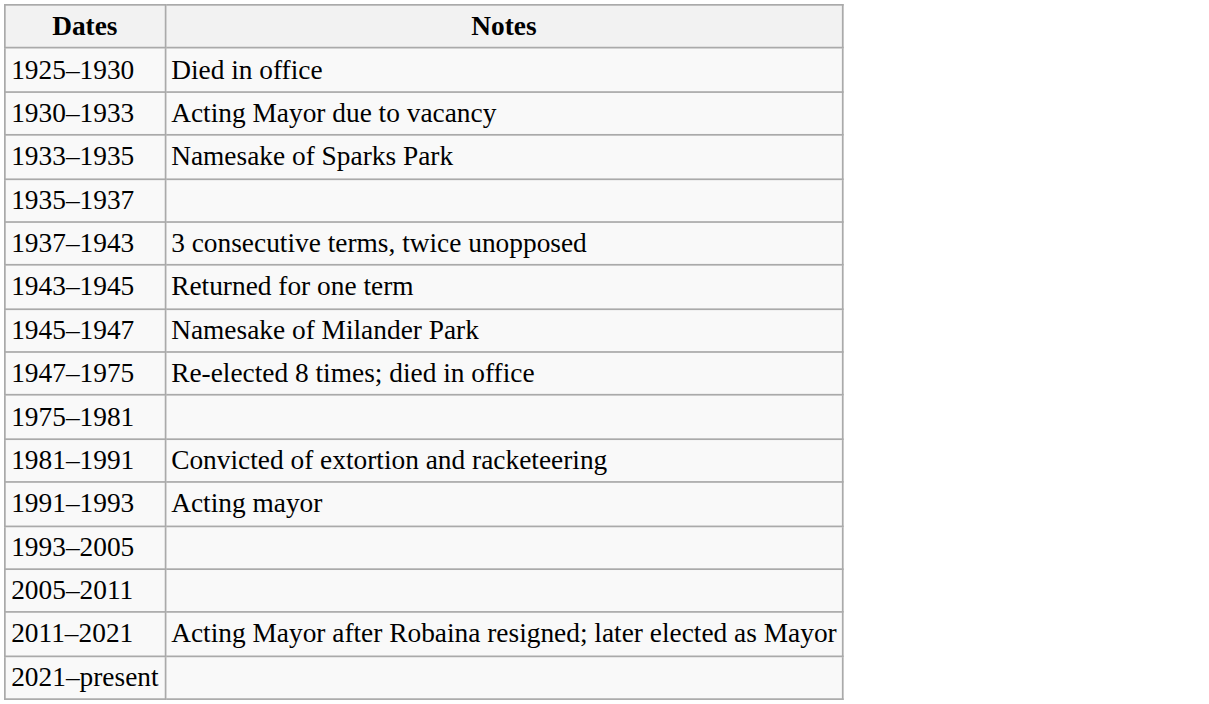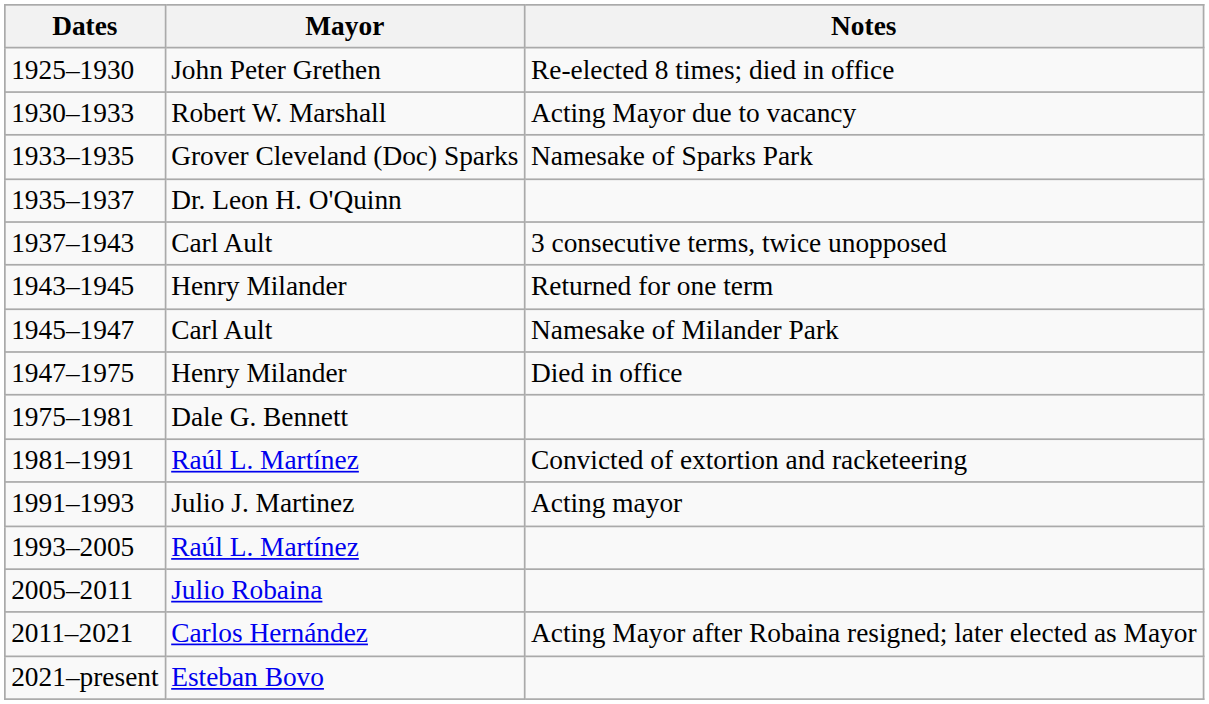+ column: (345, 26)
(247, 69) Died in office -> (713, 69) Re-elected 8 times; died in office
(353, 373) Re-elected 8 times; died in office -> (607, 373) Died in office
